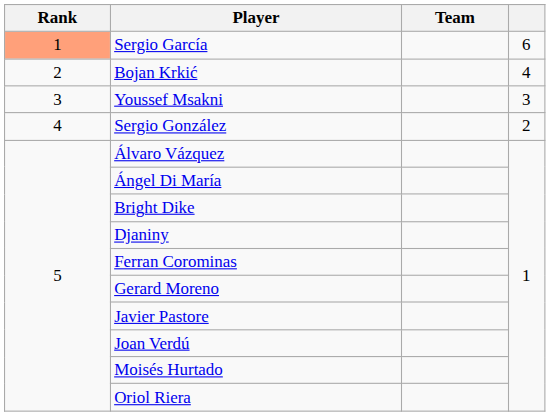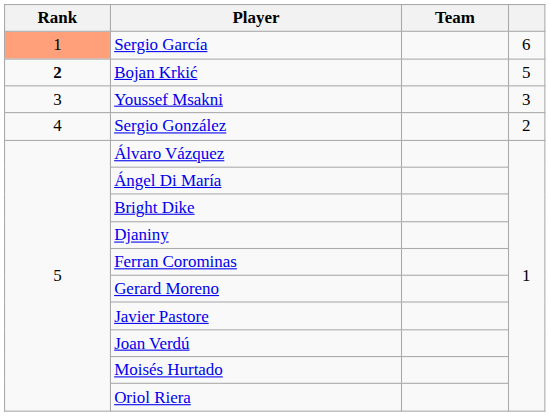(57, 72) normal -> (57, 72) bold
(526, 72) 4 -> (526, 72) 5
